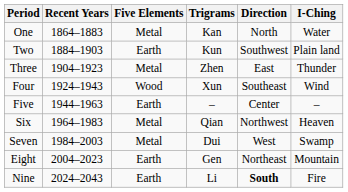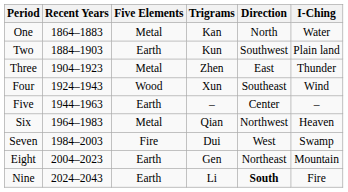(149, 141) Metal -> (149, 141) Fire
